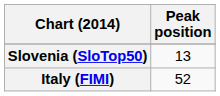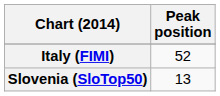rows swapped: (78, 79) <-> (78, 56)
